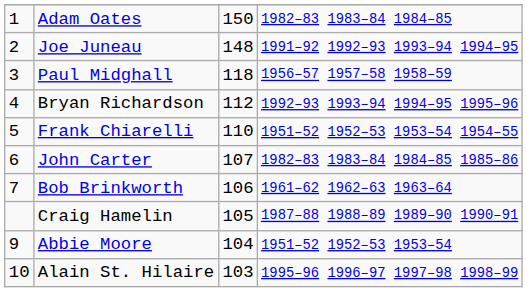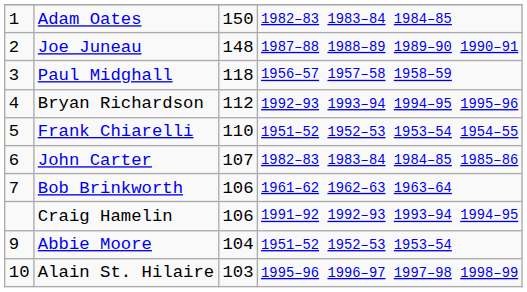(390, 47) 1991–92 1992–93 1993–94 1994–95 -> (390, 47) 1987–88 1988–89 1989–90 1990–91
(238, 216) 105 -> (238, 216) 106
(390, 216) 1987–88 1988–89 1989–90 1990–91 -> (390, 216) 1991–92 1992–93 1993–94 1994–95
